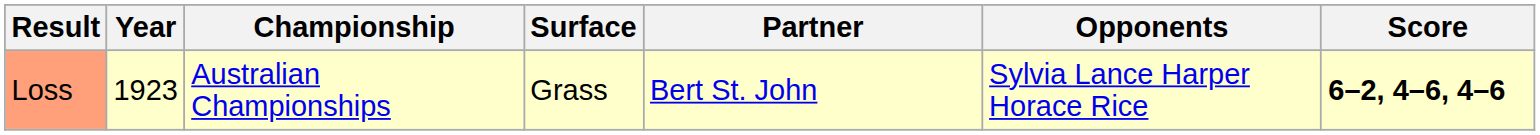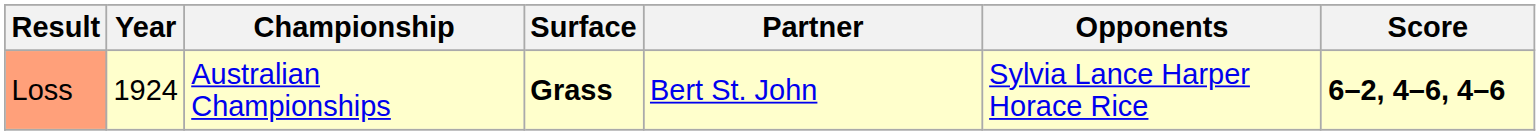(146, 89) 1923 -> (146, 89) 1924
(569, 89) normal -> (571, 89) bold
